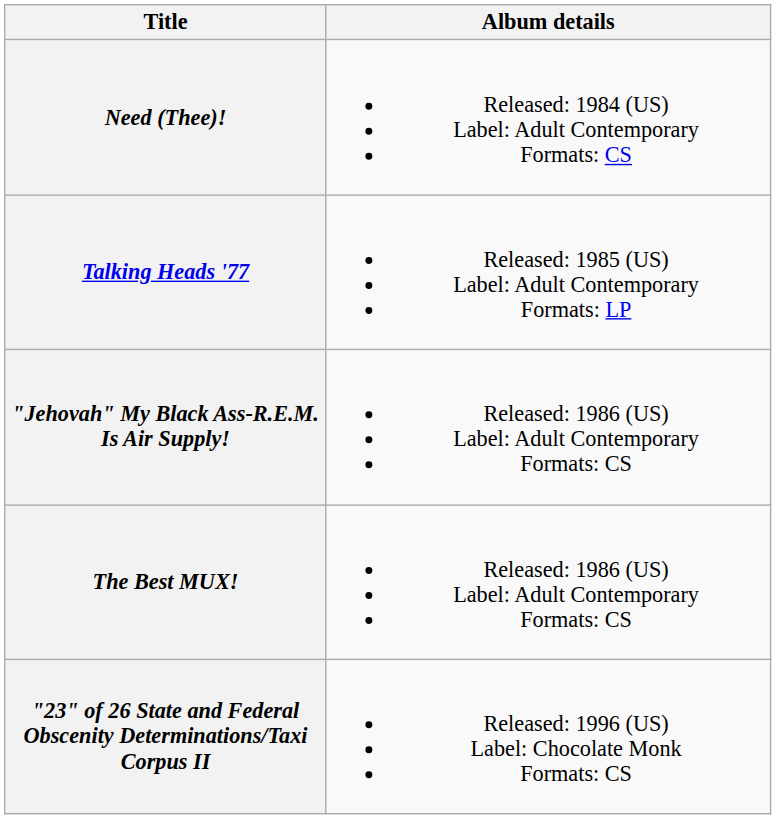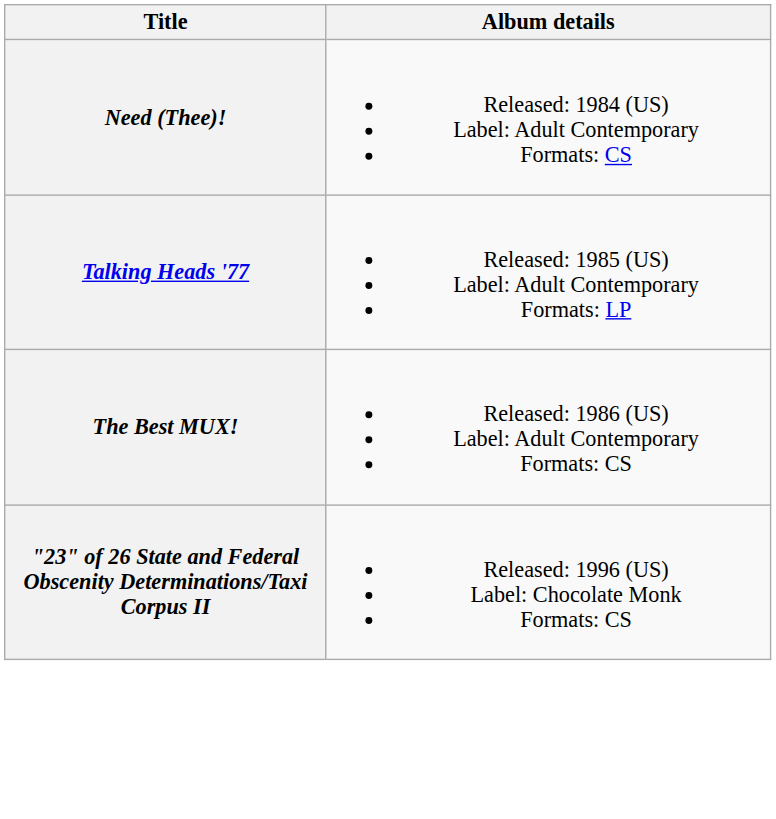- row: (166, 426)
